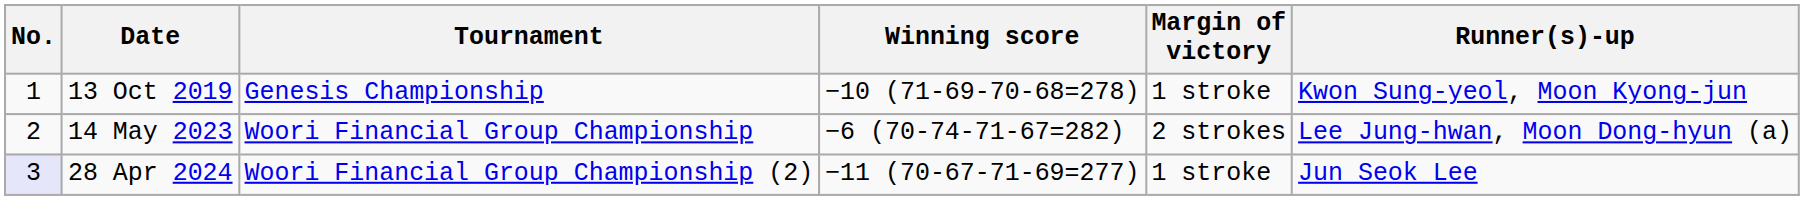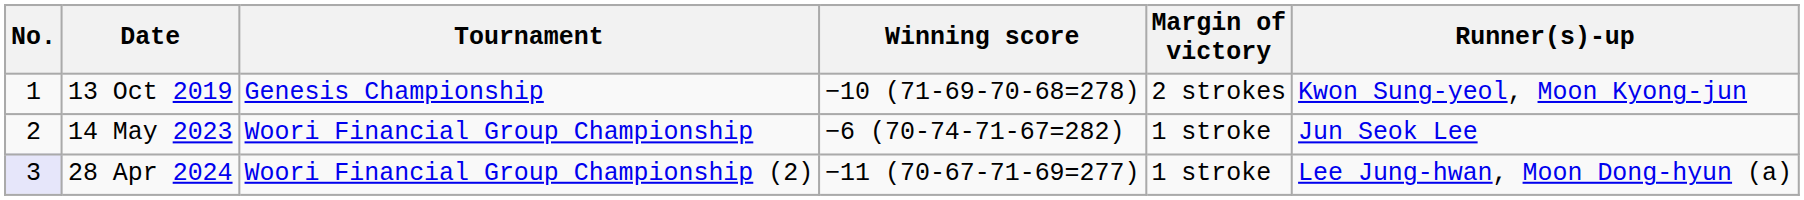(1211, 94) 1 stroke -> (1219, 94) 2 strokes
(1219, 134) 2 strokes -> (1211, 134) 1 stroke
(1545, 134) Lee Jung-hwan, Moon Dong-hyun (a) -> (1388, 134) Jun Seok Lee
(1388, 175) Jun Seok Lee -> (1545, 175) Lee Jung-hwan, Moon Dong-hyun (a)
